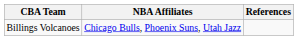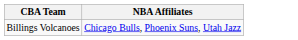- column: (268, 12)
